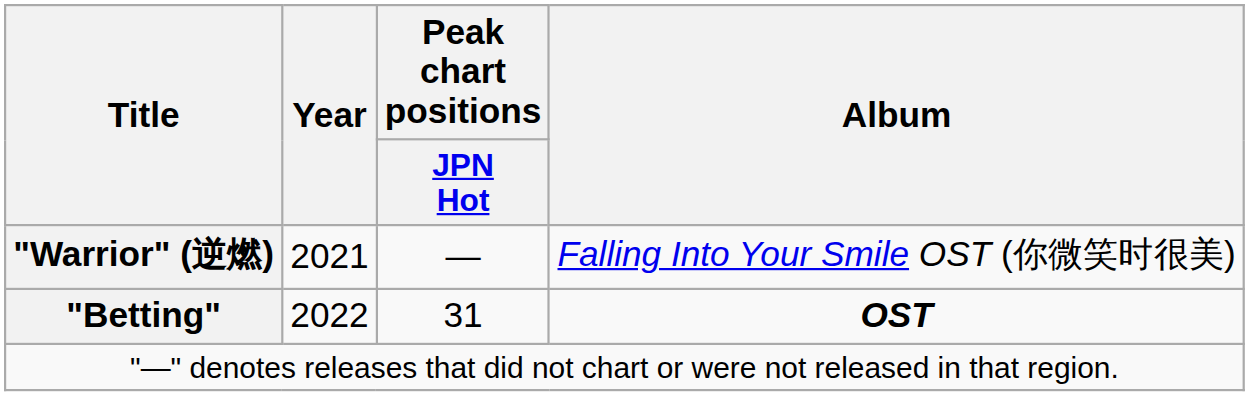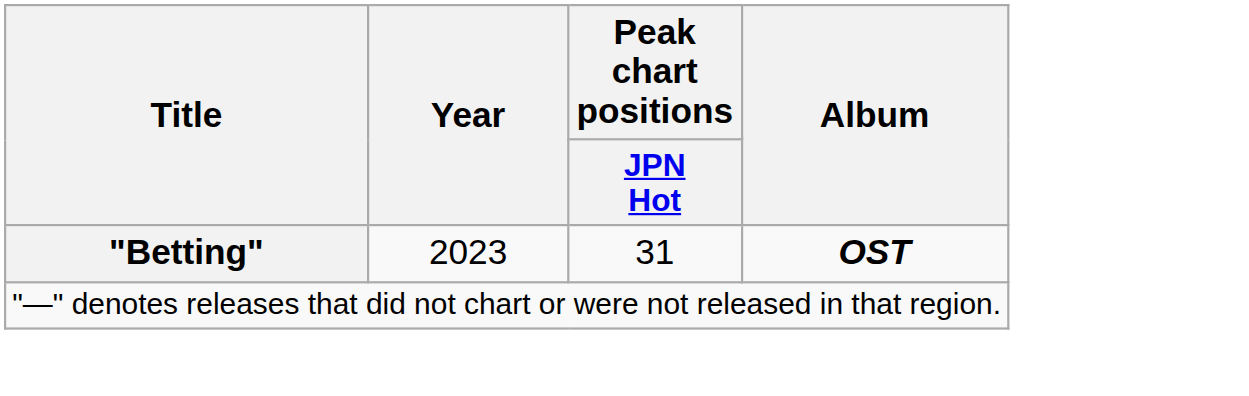- row: (144, 254)
(329, 315) 2022 -> (468, 252) 2023
